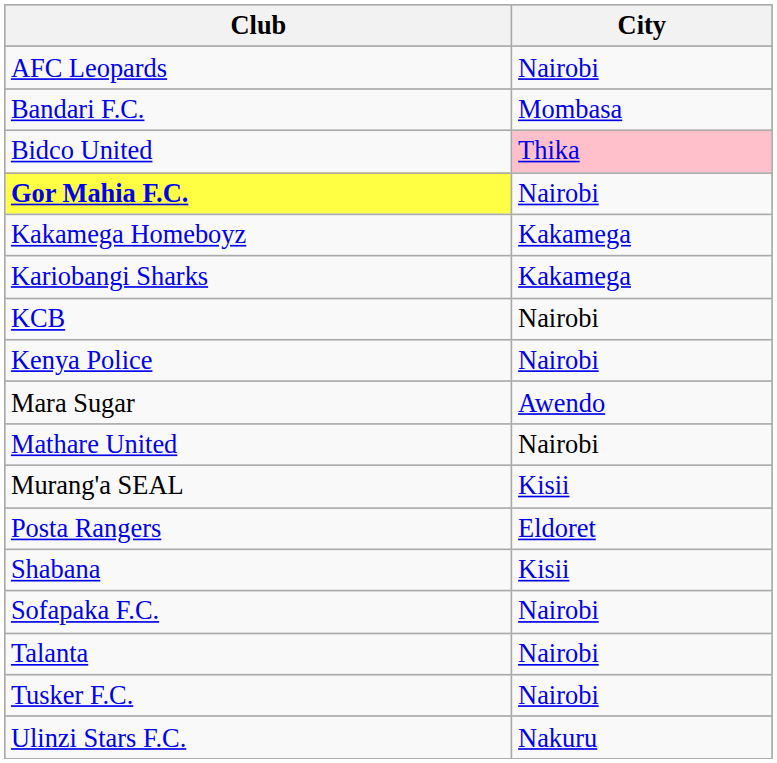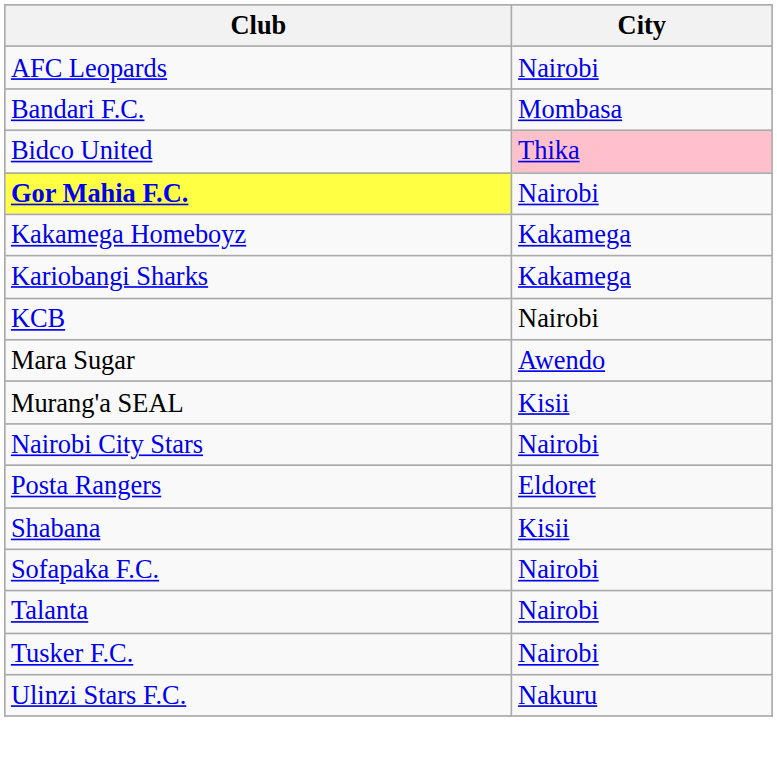- row: (82, 360)
- row: (94, 444)
+ row: (107, 444)
